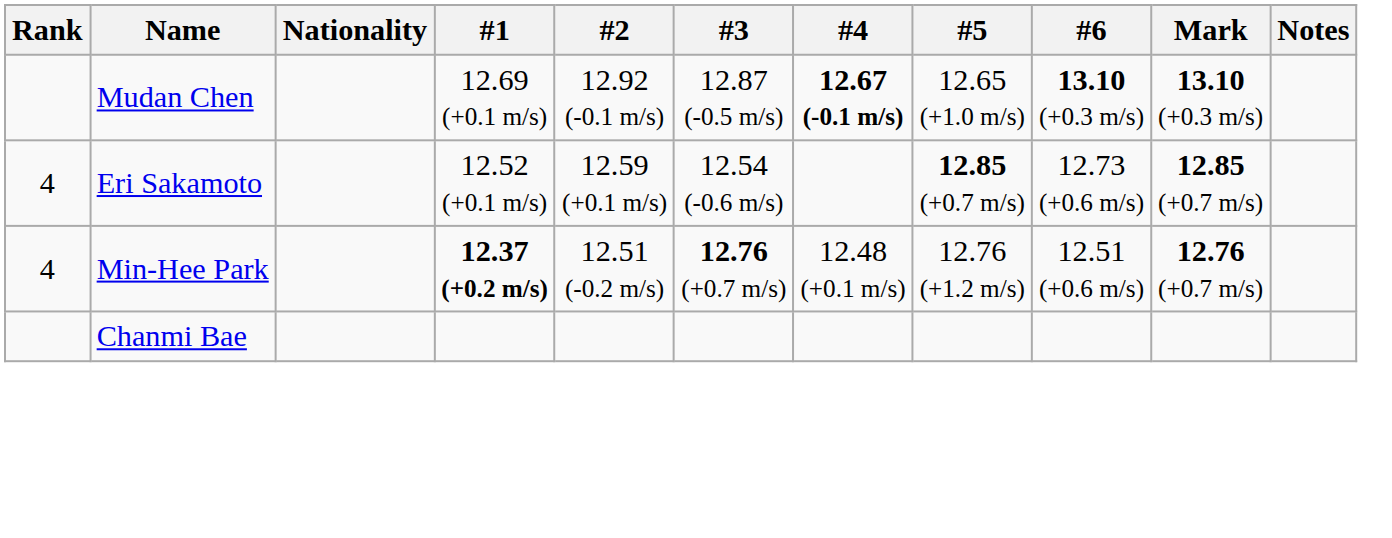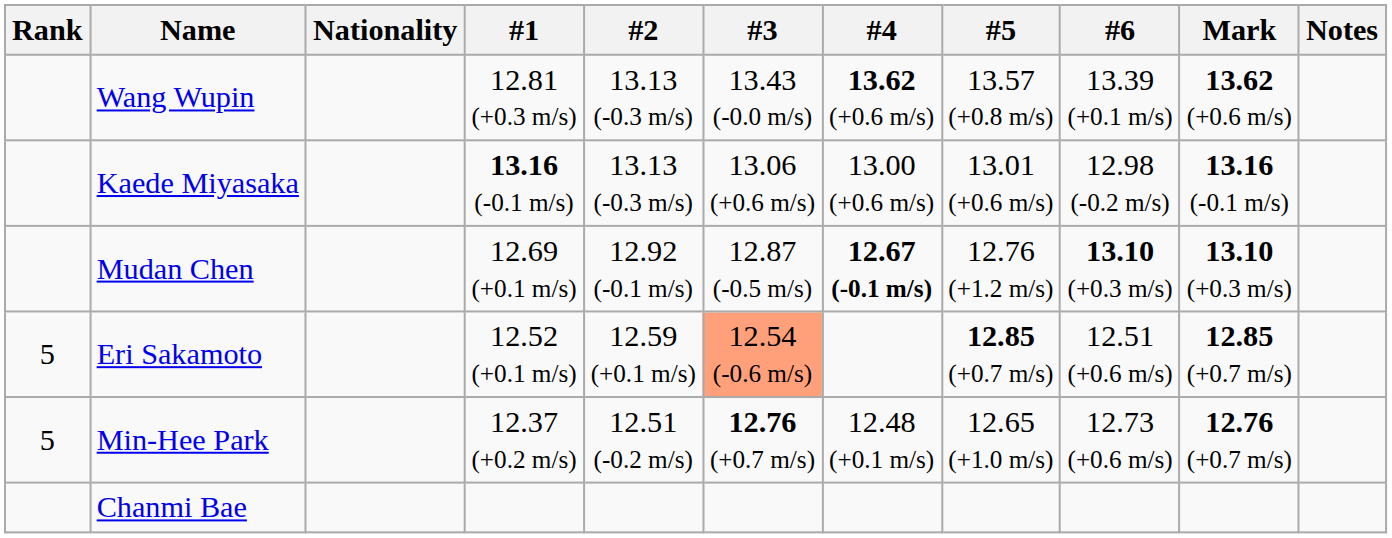+ row: (176, 97)
+ row: (198, 183)
(972, 97) 12.65 (+1.0 m/s) -> (1001, 268) 12.76 (+1.2 m/s)
(47, 183) 4 -> (47, 354) 5
(734, 183) no background -> (762, 354) lightsalmon background
(1091, 183) 12.73 (+0.6 m/s) -> (1120, 354) 12.51 (+0.6 m/s)
(47, 268) 4 -> (47, 440) 5
(495, 268) bold -> (524, 440) normal
(972, 268) 12.76 (+1.2 m/s) -> (1001, 440) 12.65 (+1.0 m/s)
(1091, 268) 12.51 (+0.6 m/s) -> (1120, 440) 12.73 (+0.6 m/s)
